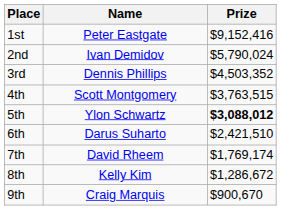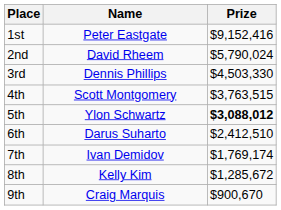(125, 54) Ivan Demidov -> (125, 54) David Rheem
(242, 74) $4,503,352 -> (242, 74) $4,503,330
(242, 134) $2,421,510 -> (242, 134) $2,412,510
(125, 154) David Rheem -> (125, 154) Ivan Demidov
(242, 174) $1,286,672 -> (242, 174) $1,285,672
